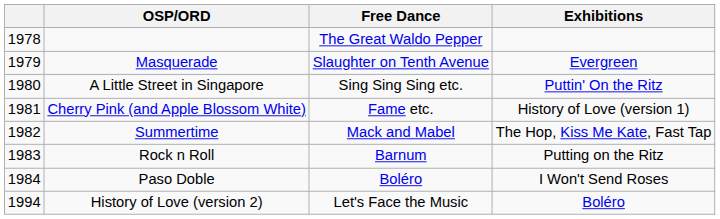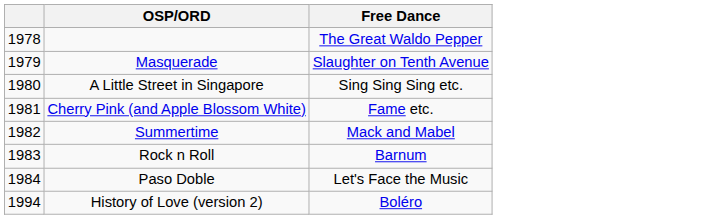- column: (604, 16)
(401, 179) Boléro -> (401, 179) Let's Face the Music
(401, 202) Let's Face the Music -> (401, 202) Boléro
